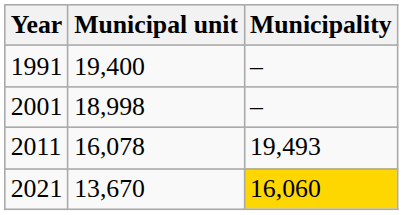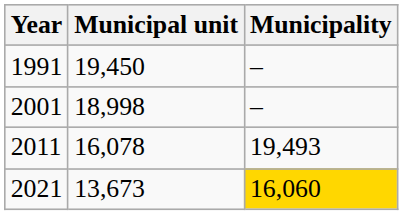(110, 65) 19,400 -> (110, 65) 19,450
(110, 188) 13,670 -> (110, 188) 13,673
